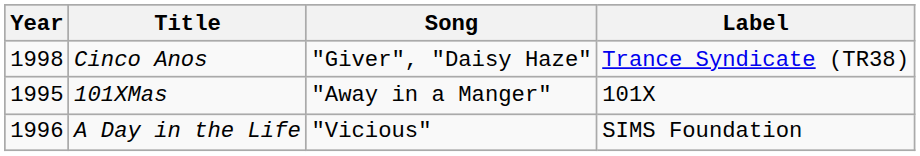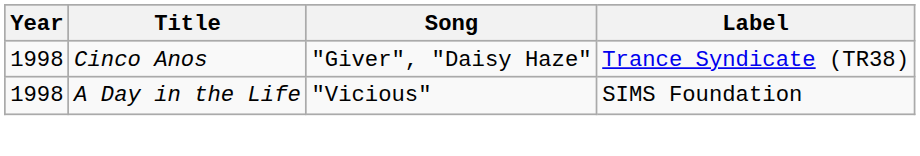- row: (121, 95)
(37, 132) 1996 -> (37, 95) 1998
